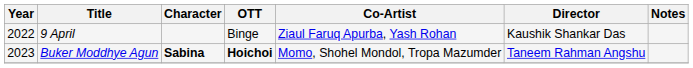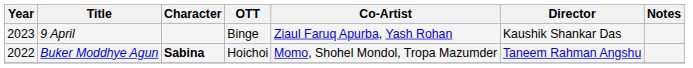(21, 33) 2022 -> (21, 33) 2023
(21, 53) 2023 -> (21, 53) 2022
(250, 53) bold -> (248, 53) normal
